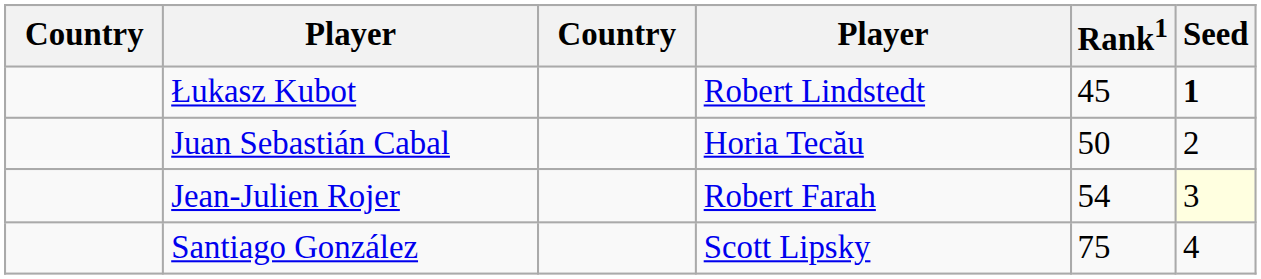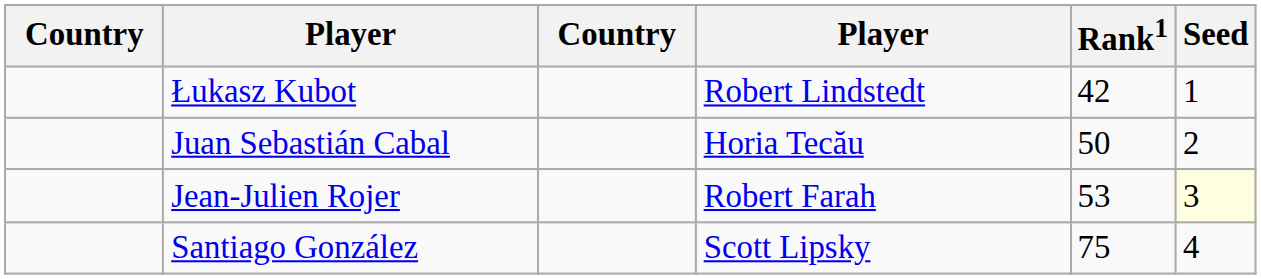(1094, 91) 45 -> (1094, 91) 42
(1191, 91) bold -> (1191, 91) normal
(1094, 195) 54 -> (1094, 195) 53
